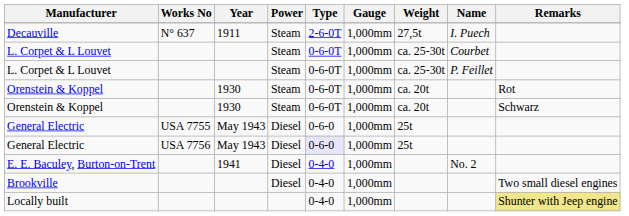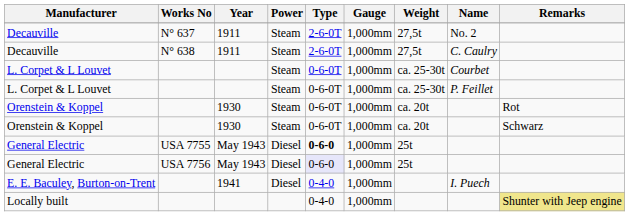(470, 32) I. Puech -> (463, 32) No. 2
+ row: (33, 51)
(321, 126) normal -> (321, 145) bold
(463, 164) No. 2 -> (470, 182) I. Puech
- row: (32, 182)
